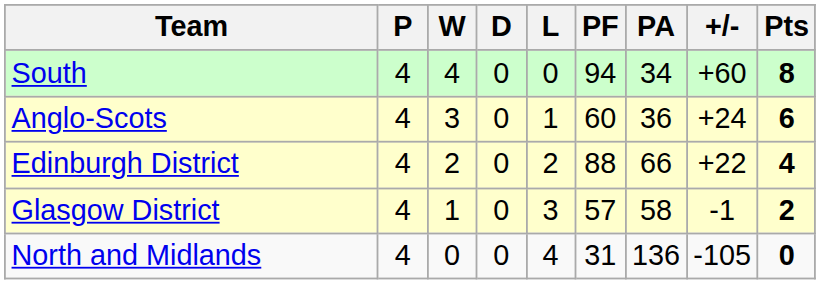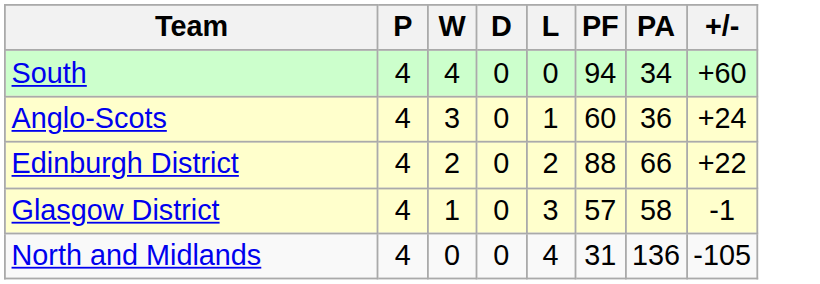- column: (787, 27)
